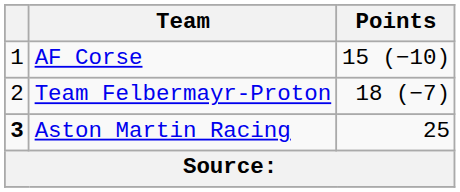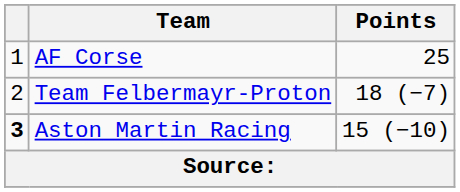(396, 60) 15 (−10) -> (436, 60) 25
(436, 132) 25 -> (396, 132) 15 (−10)
